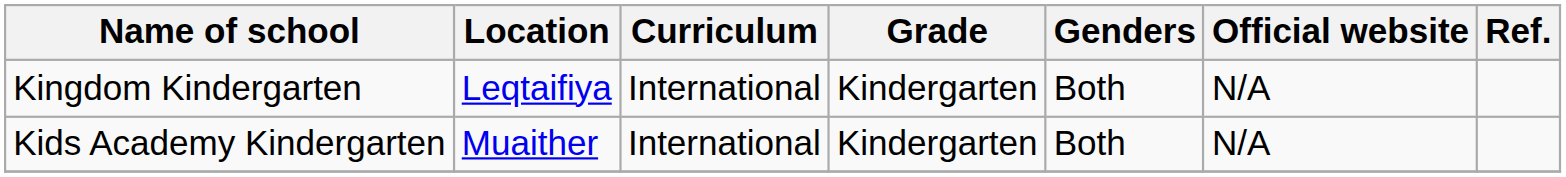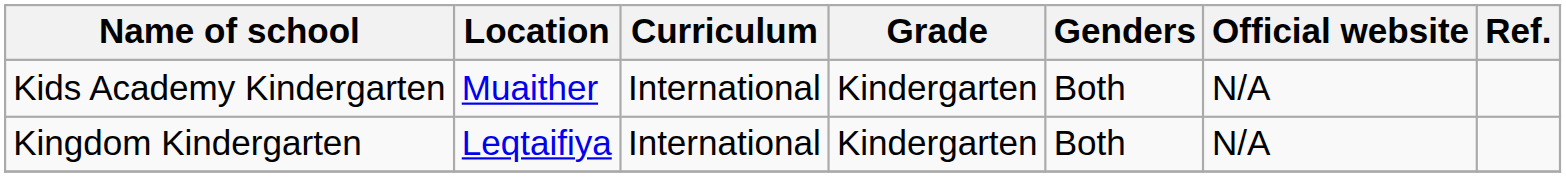rows swapped: (229, 143) <-> (188, 87)
